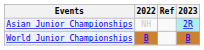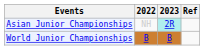columns swapped: (188, 11) <-> (167, 11)
